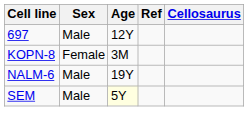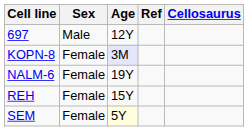(120, 55) no background -> (120, 55) lavender background
(76, 75) Male -> (84, 75) Female
+ row: (21, 95)
(76, 95) Male -> (84, 116) Female
